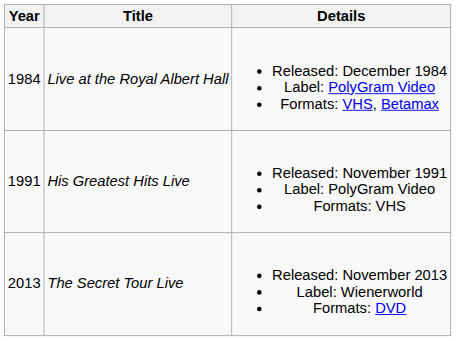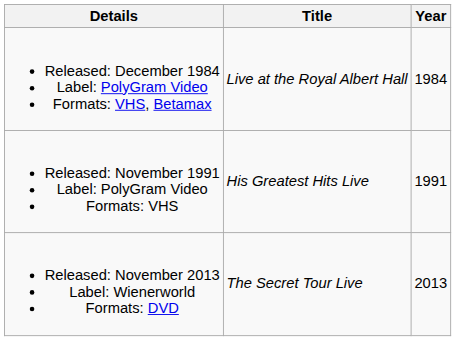columns swapped: (24, 16) <-> (341, 16)
